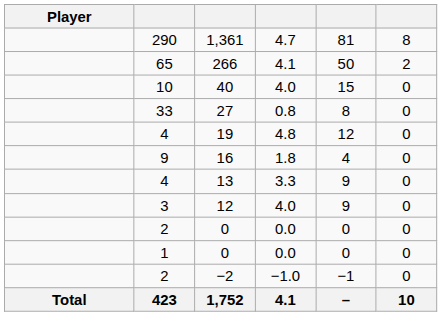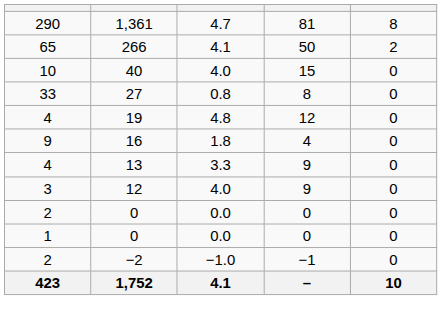- column: (69, 16)
